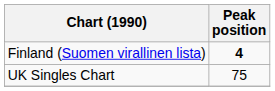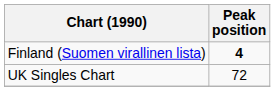(239, 75) 75 -> (239, 75) 72
